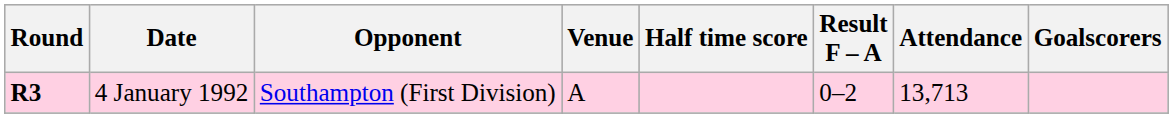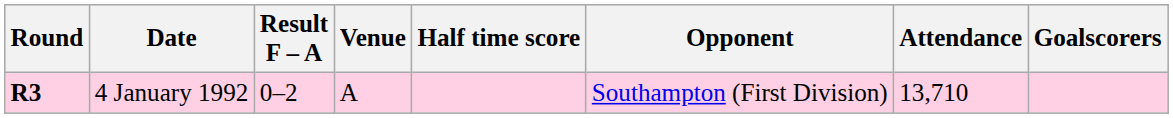columns swapped: (408, 38) <-> (854, 38)
(934, 92) 13,713 -> (934, 92) 13,710
